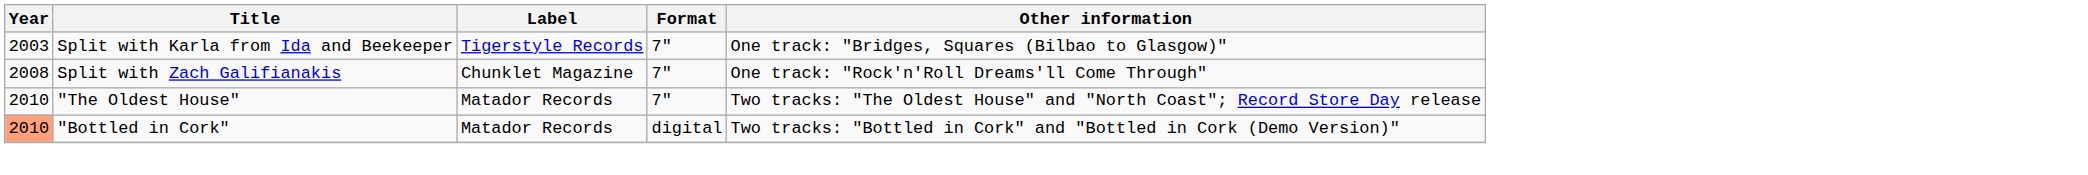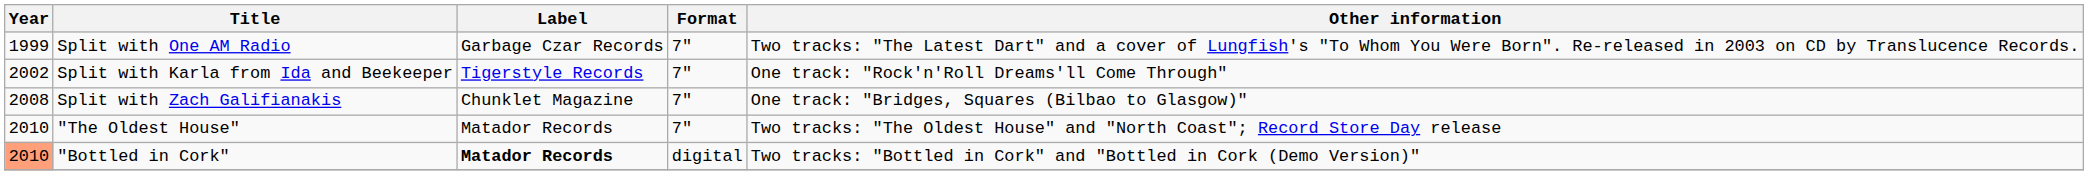+ row: (174, 46)
(29, 46) 2003 -> (29, 74) 2002
(979, 46) One track: "Bridges, Squares (Bilbao to Glasgow)" -> (989, 74) One track: "Rock'n'Roll Dreams'll Come Through"
(969, 74) One track: "Rock'n'Roll Dreams'll Come Through" -> (999, 101) One track: "Bridges, Squares (Bilbao to Glasgow)"
(537, 129) normal -> (537, 156) bold
